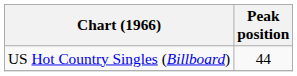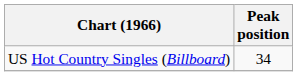(263, 58) 44 -> (263, 58) 34
